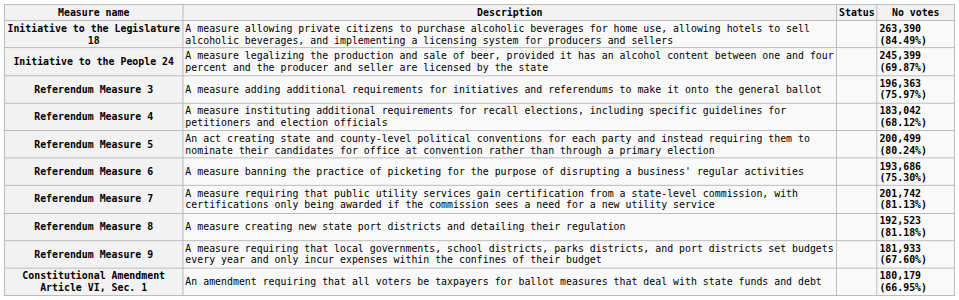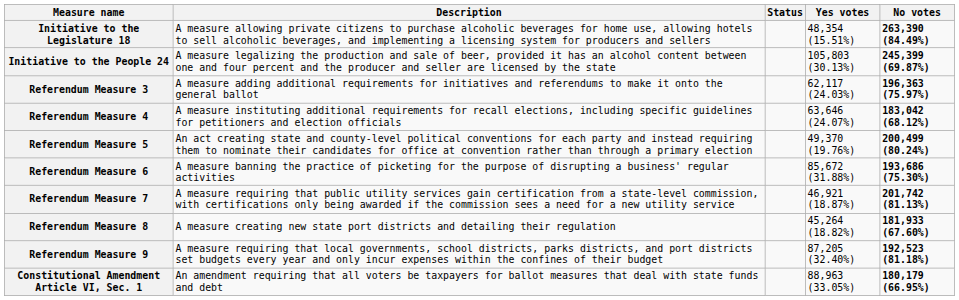+ column: (843, 12)
(903, 227) 192,523 (81.18%) -> (906, 227) 181,933 (67.60%)
(903, 254) 181,933 (67.60%) -> (906, 254) 192,523 (81.18%)
